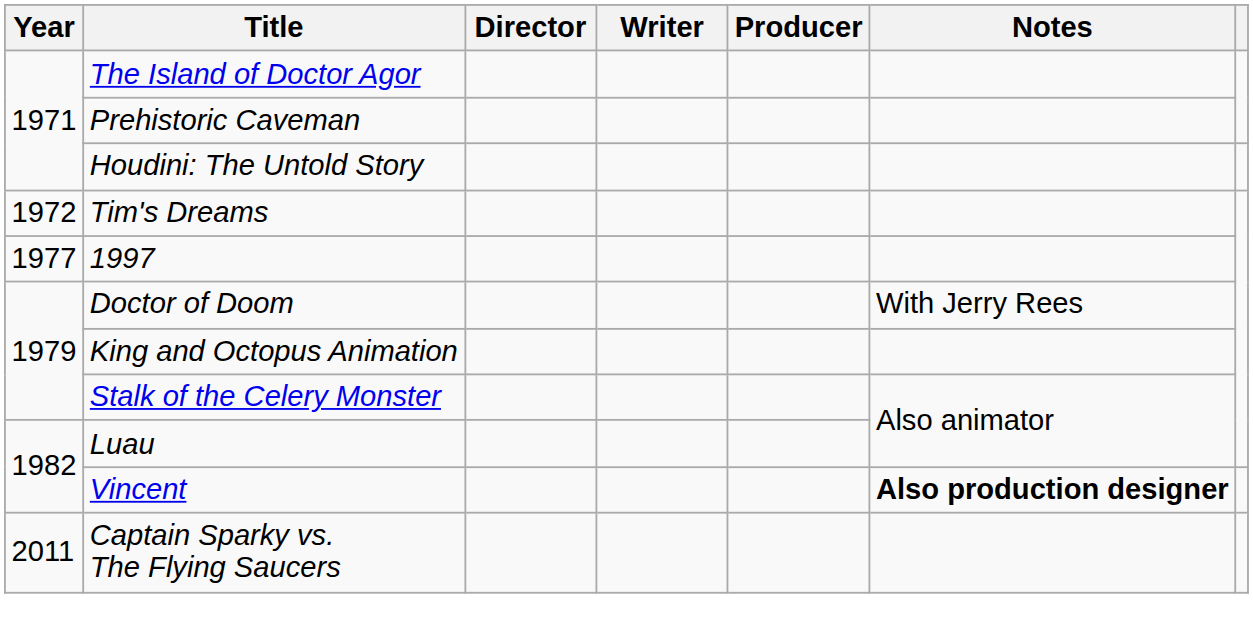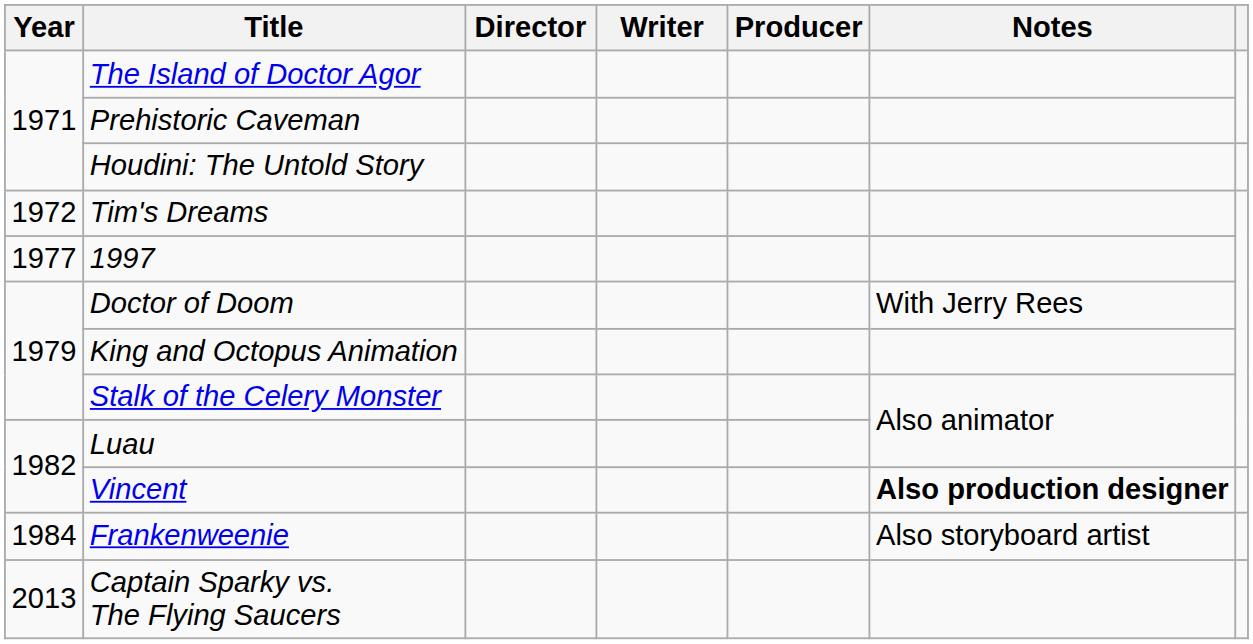+ row: (189, 535)
(43, 551) 2011 -> (44, 598) 2013
